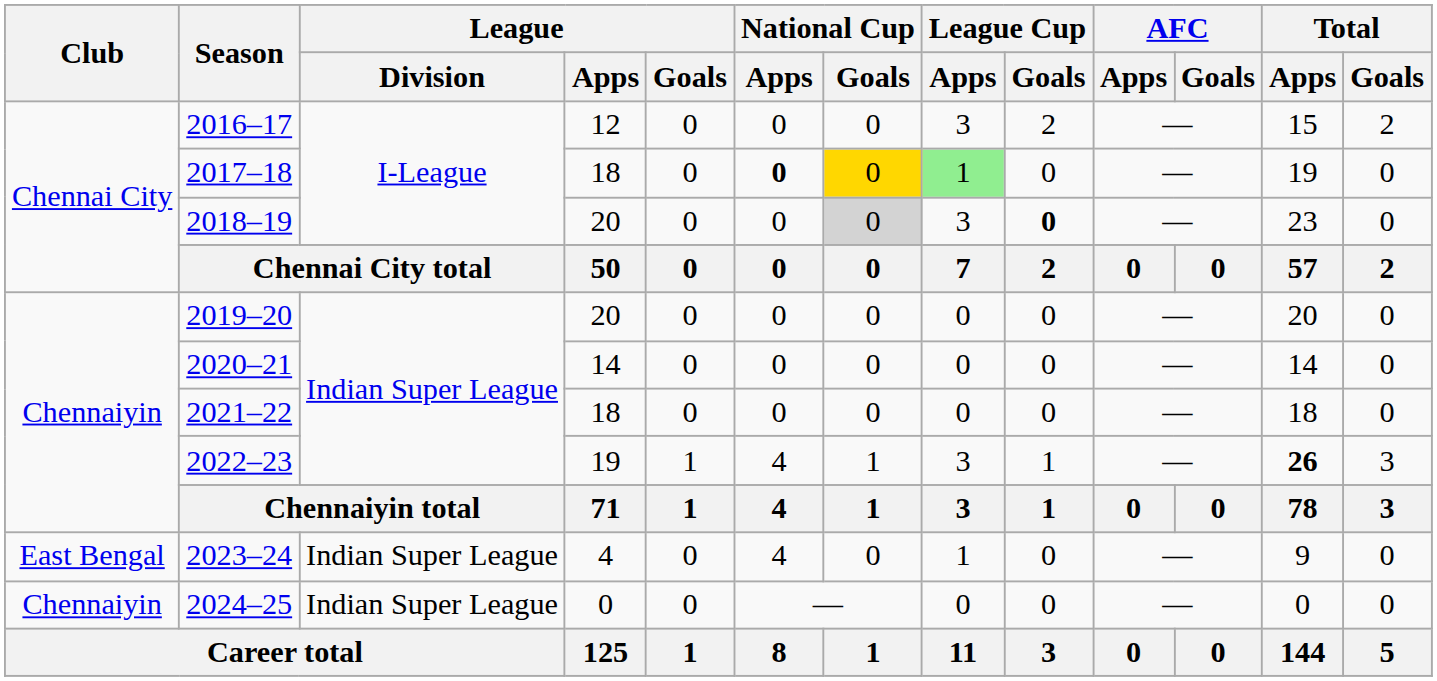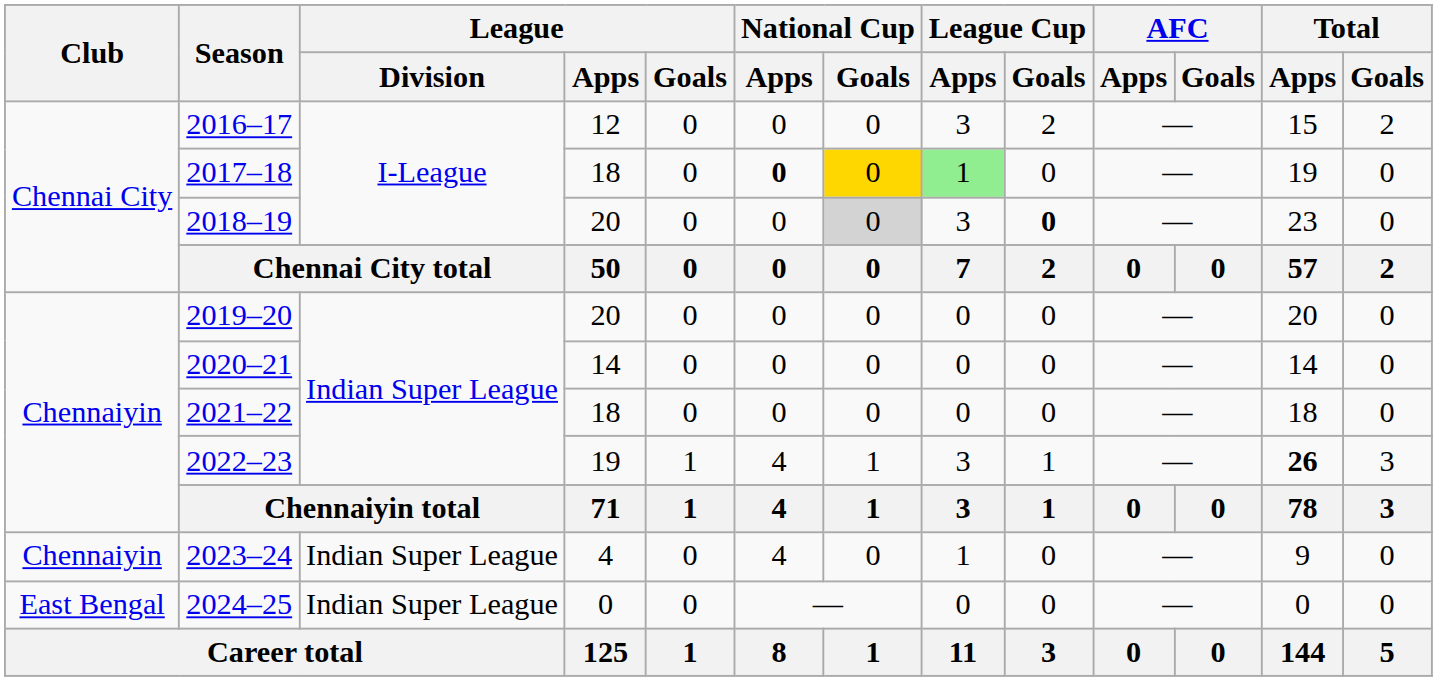(92, 556) East Bengal -> (92, 556) Chennaiyin
(92, 603) Chennaiyin -> (92, 603) East Bengal
